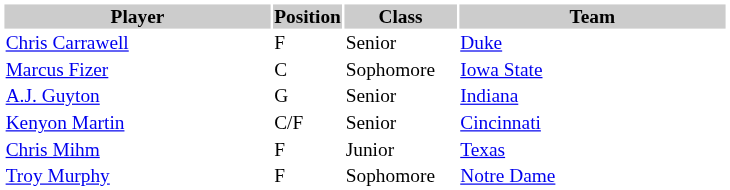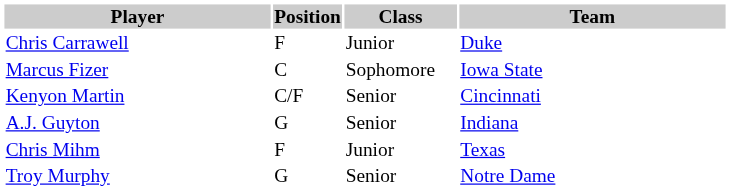(371, 43) Senior -> (370, 43) Junior
rows swapped: (53, 96) <-> (65, 122)
(280, 176) F -> (281, 176) G
(390, 176) Sophomore -> (371, 176) Senior
